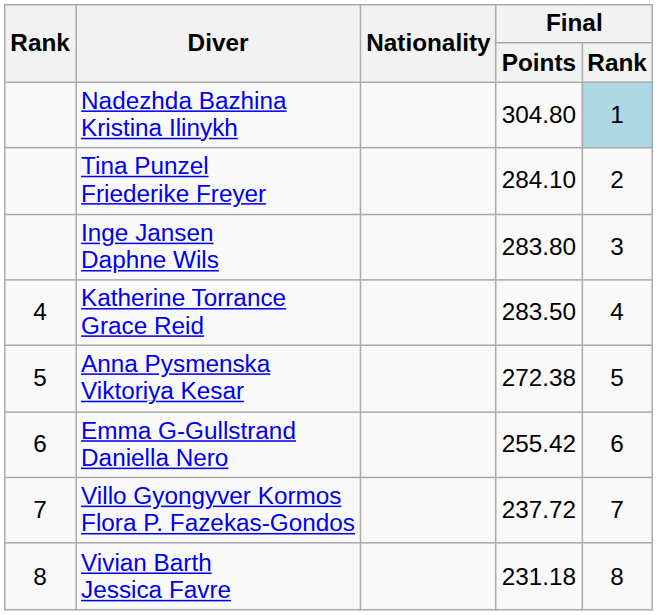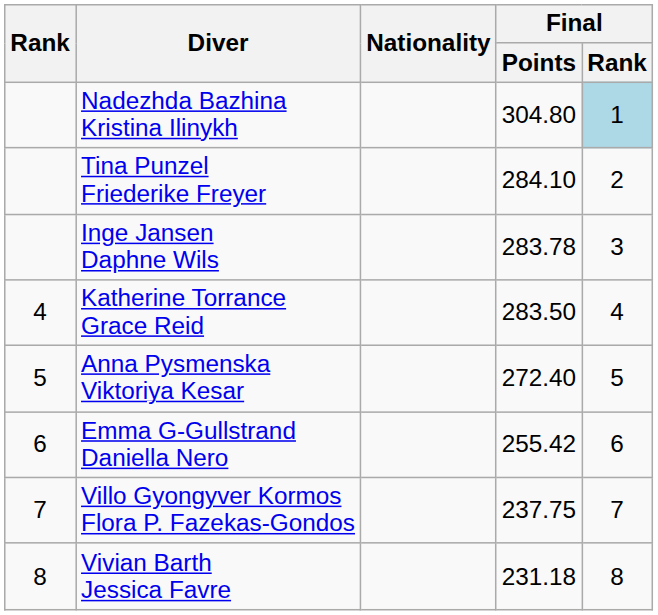(539, 246) 283.80 -> (539, 246) 283.78
(539, 378) 272.38 -> (539, 378) 272.40
(539, 510) 237.72 -> (539, 510) 237.75
